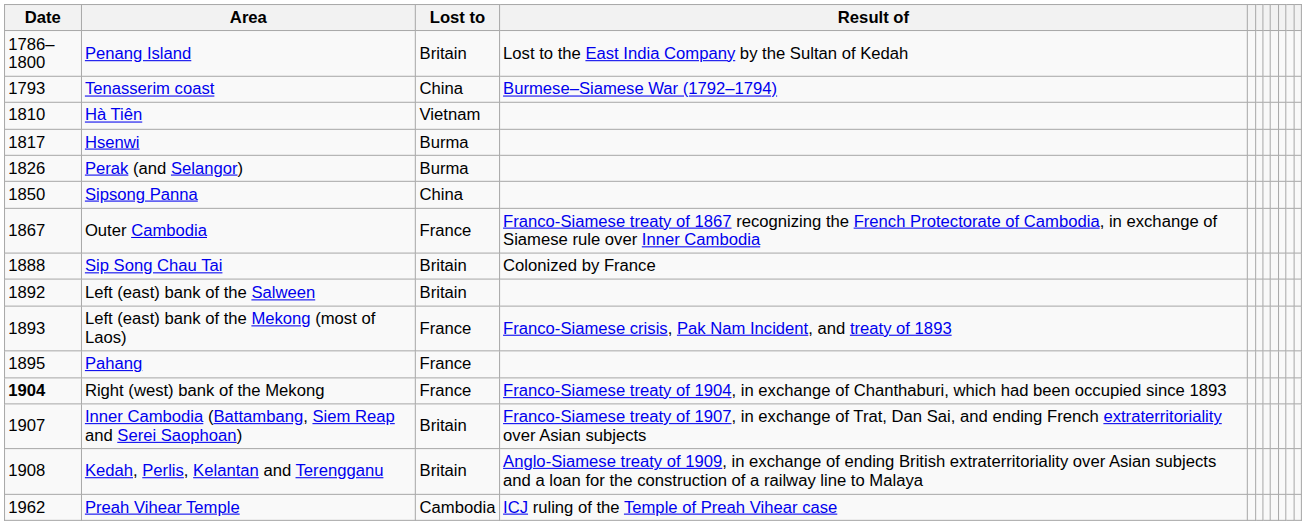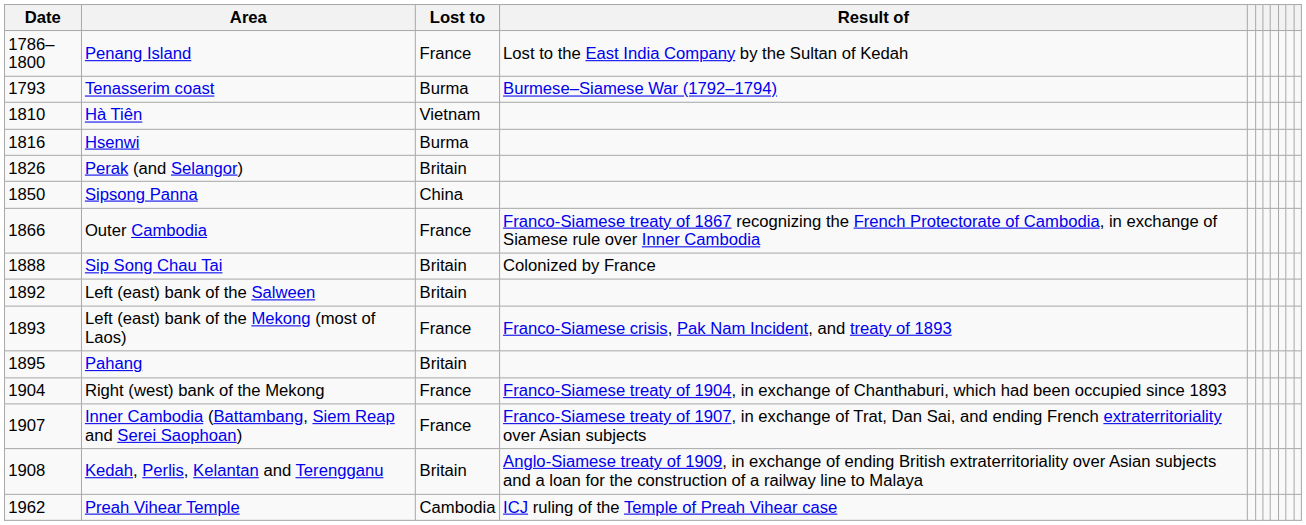(443, 53) Britain -> (445, 53) France
(441, 89) China -> (444, 89) Burma
(27, 141) 1817 -> (27, 141) 1816
(444, 168) Burma -> (443, 168) Britain
(27, 230) 1867 -> (27, 230) 1866
(445, 364) France -> (443, 364) Britain
(27, 390) bold -> (27, 390) normal
(443, 426) Britain -> (445, 426) France
